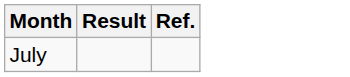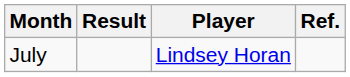+ column: (223, 21)
